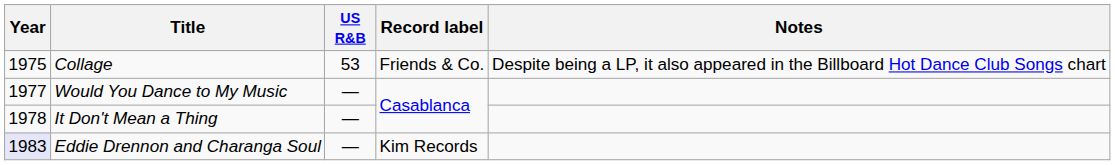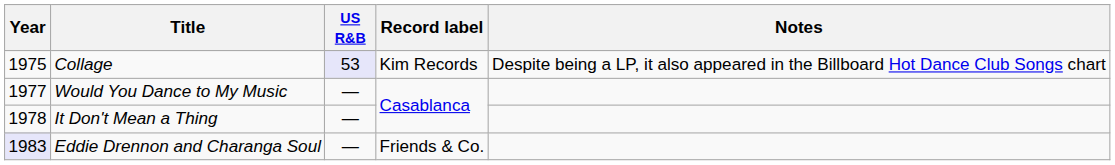(350, 64) no background -> (350, 64) lavender background
(432, 64) Friends & Co. -> (429, 64) Kim Records
(429, 145) Kim Records -> (432, 145) Friends & Co.
